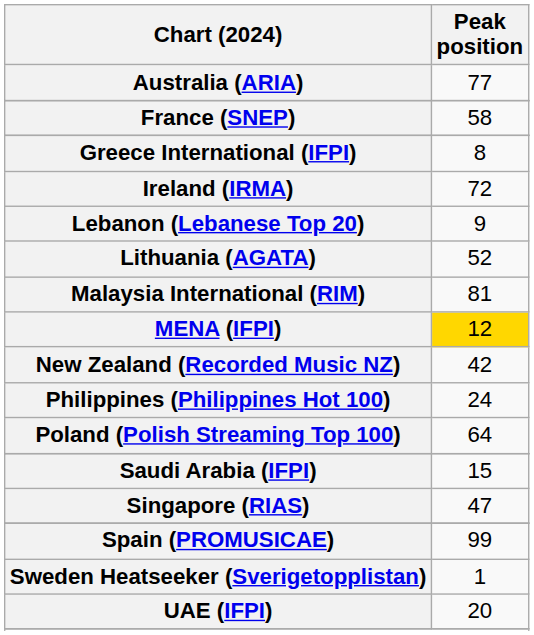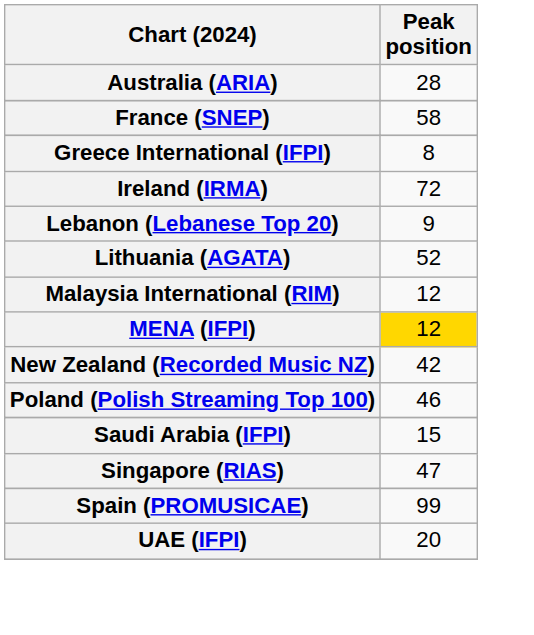(480, 82) 77 -> (429, 82) 28
(480, 294) 81 -> (429, 294) 12
- row: (218, 399)
(480, 435) 64 -> (429, 399) 46
- row: (218, 576)
